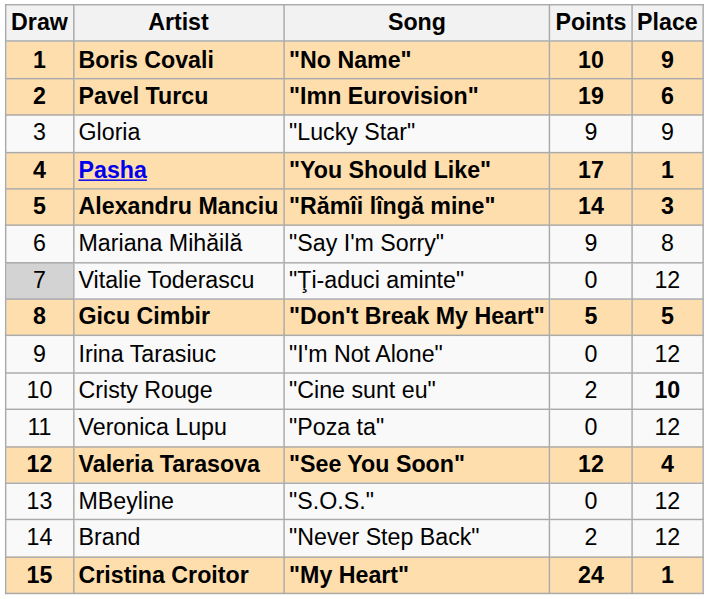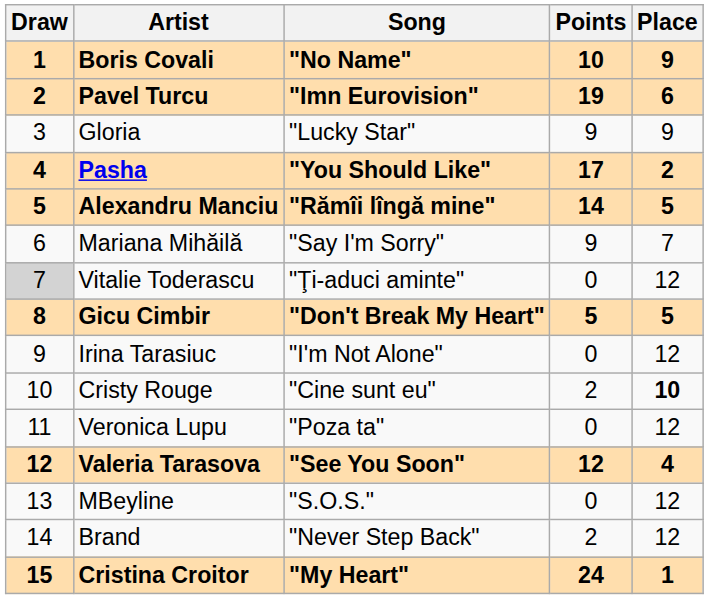(667, 170) 1 -> (667, 170) 2
(667, 206) 3 -> (667, 206) 5
(667, 243) 8 -> (667, 243) 7
